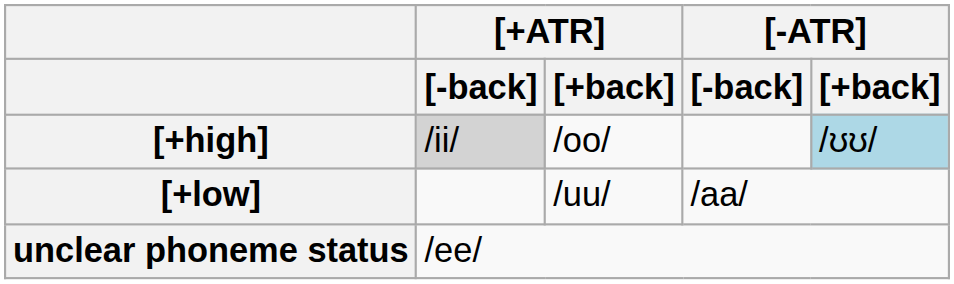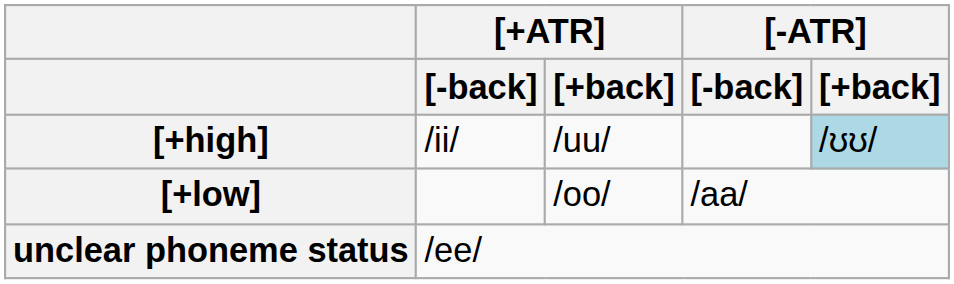(442, 140) lightgrey background -> (442, 140) no background
(582, 140) /oo/ -> (582, 140) /uu/
(582, 195) /uu/ -> (582, 195) /oo/
